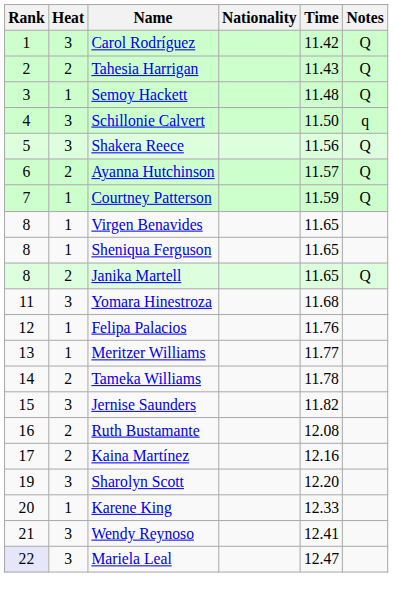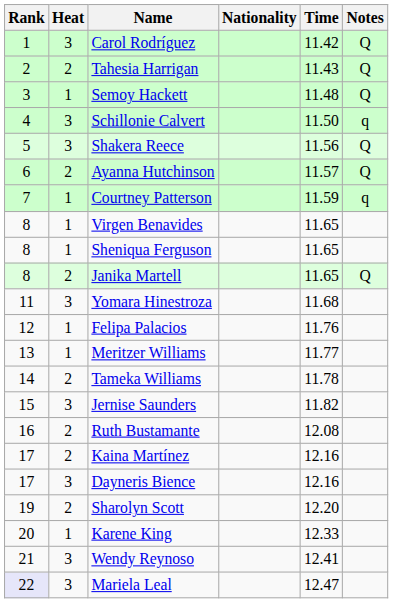(365, 198) Q -> (365, 198) q
+ row: (143, 482)
(68, 482) 3 -> (68, 508) 2
